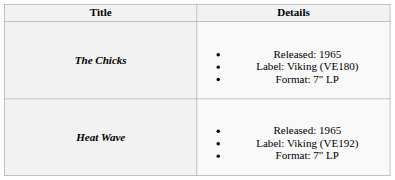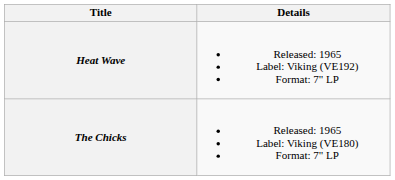rows swapped: (101, 60) <-> (101, 137)
